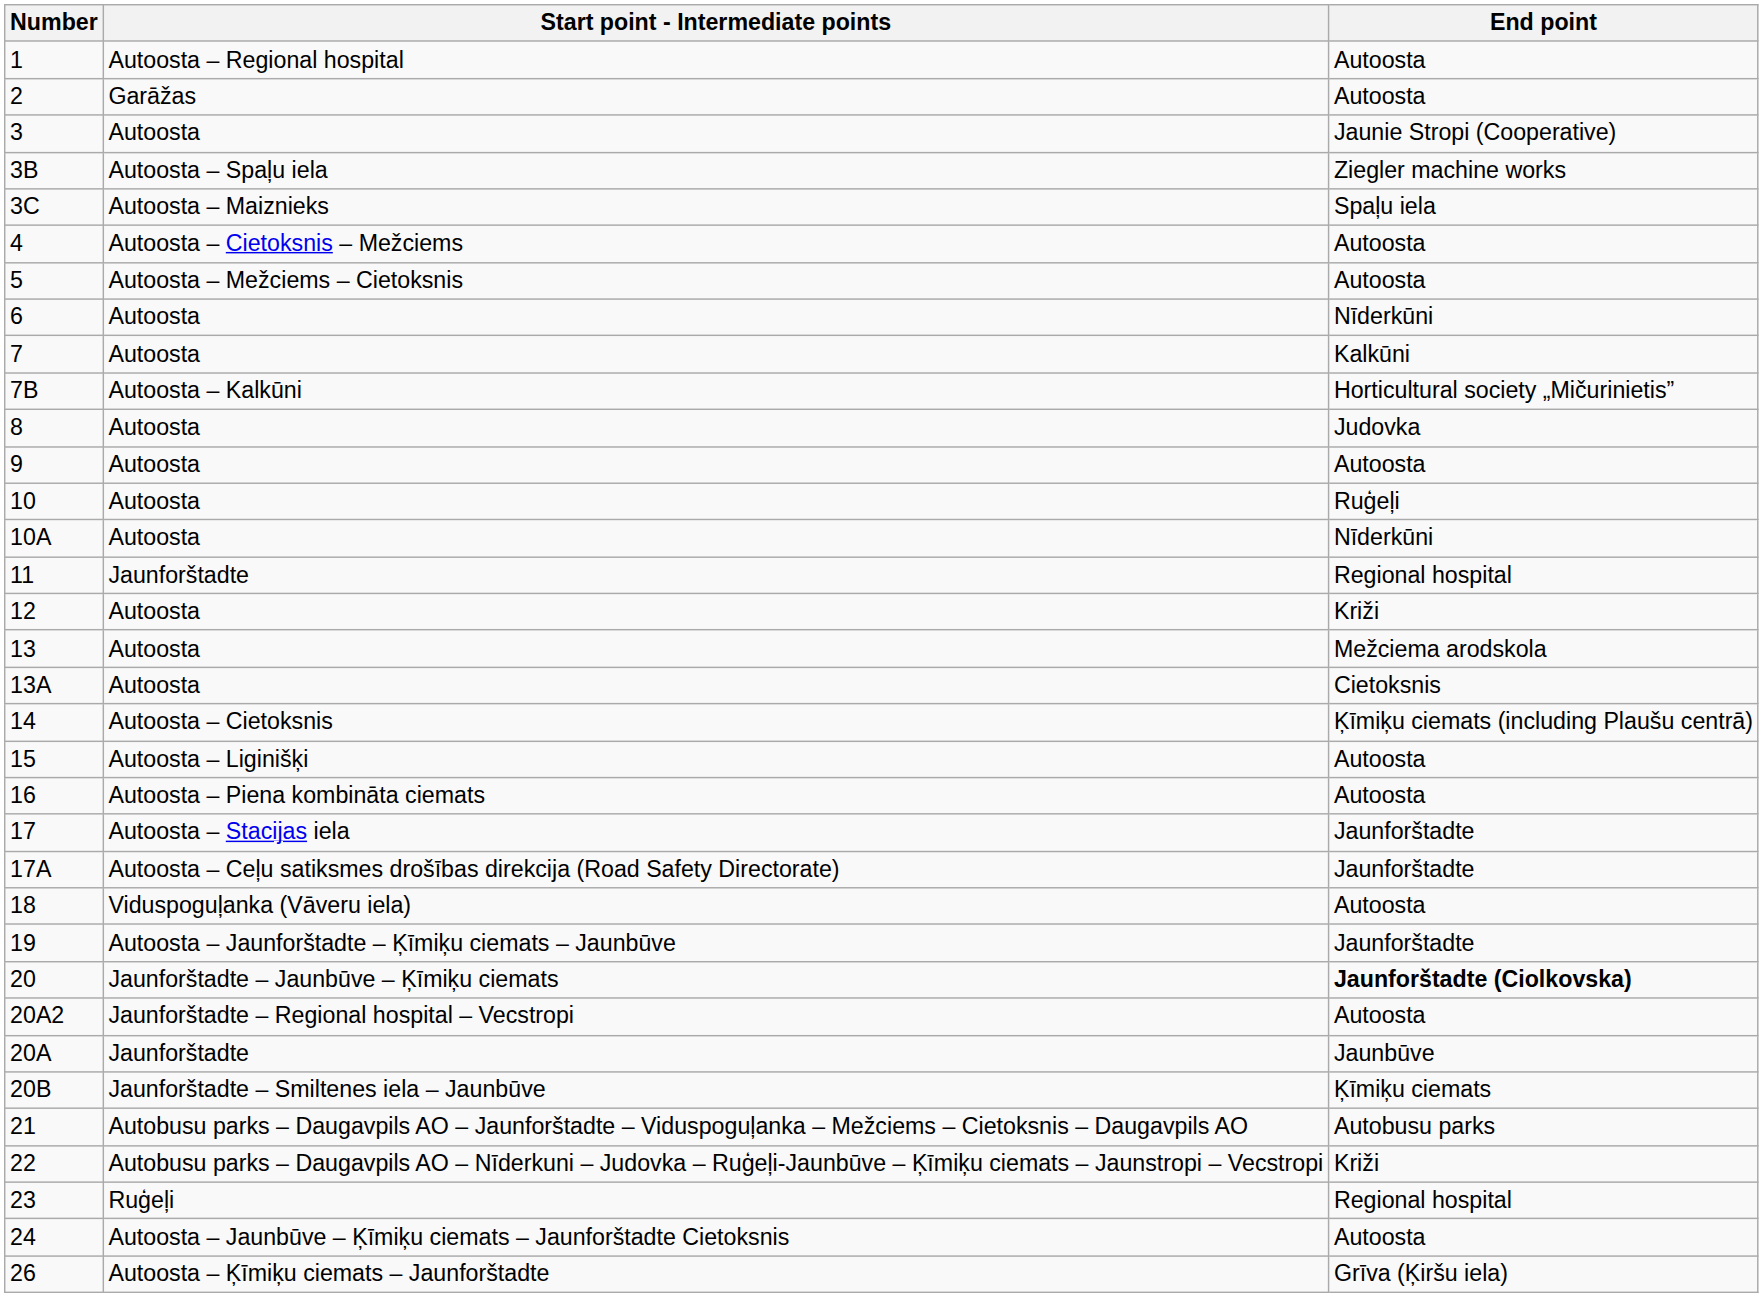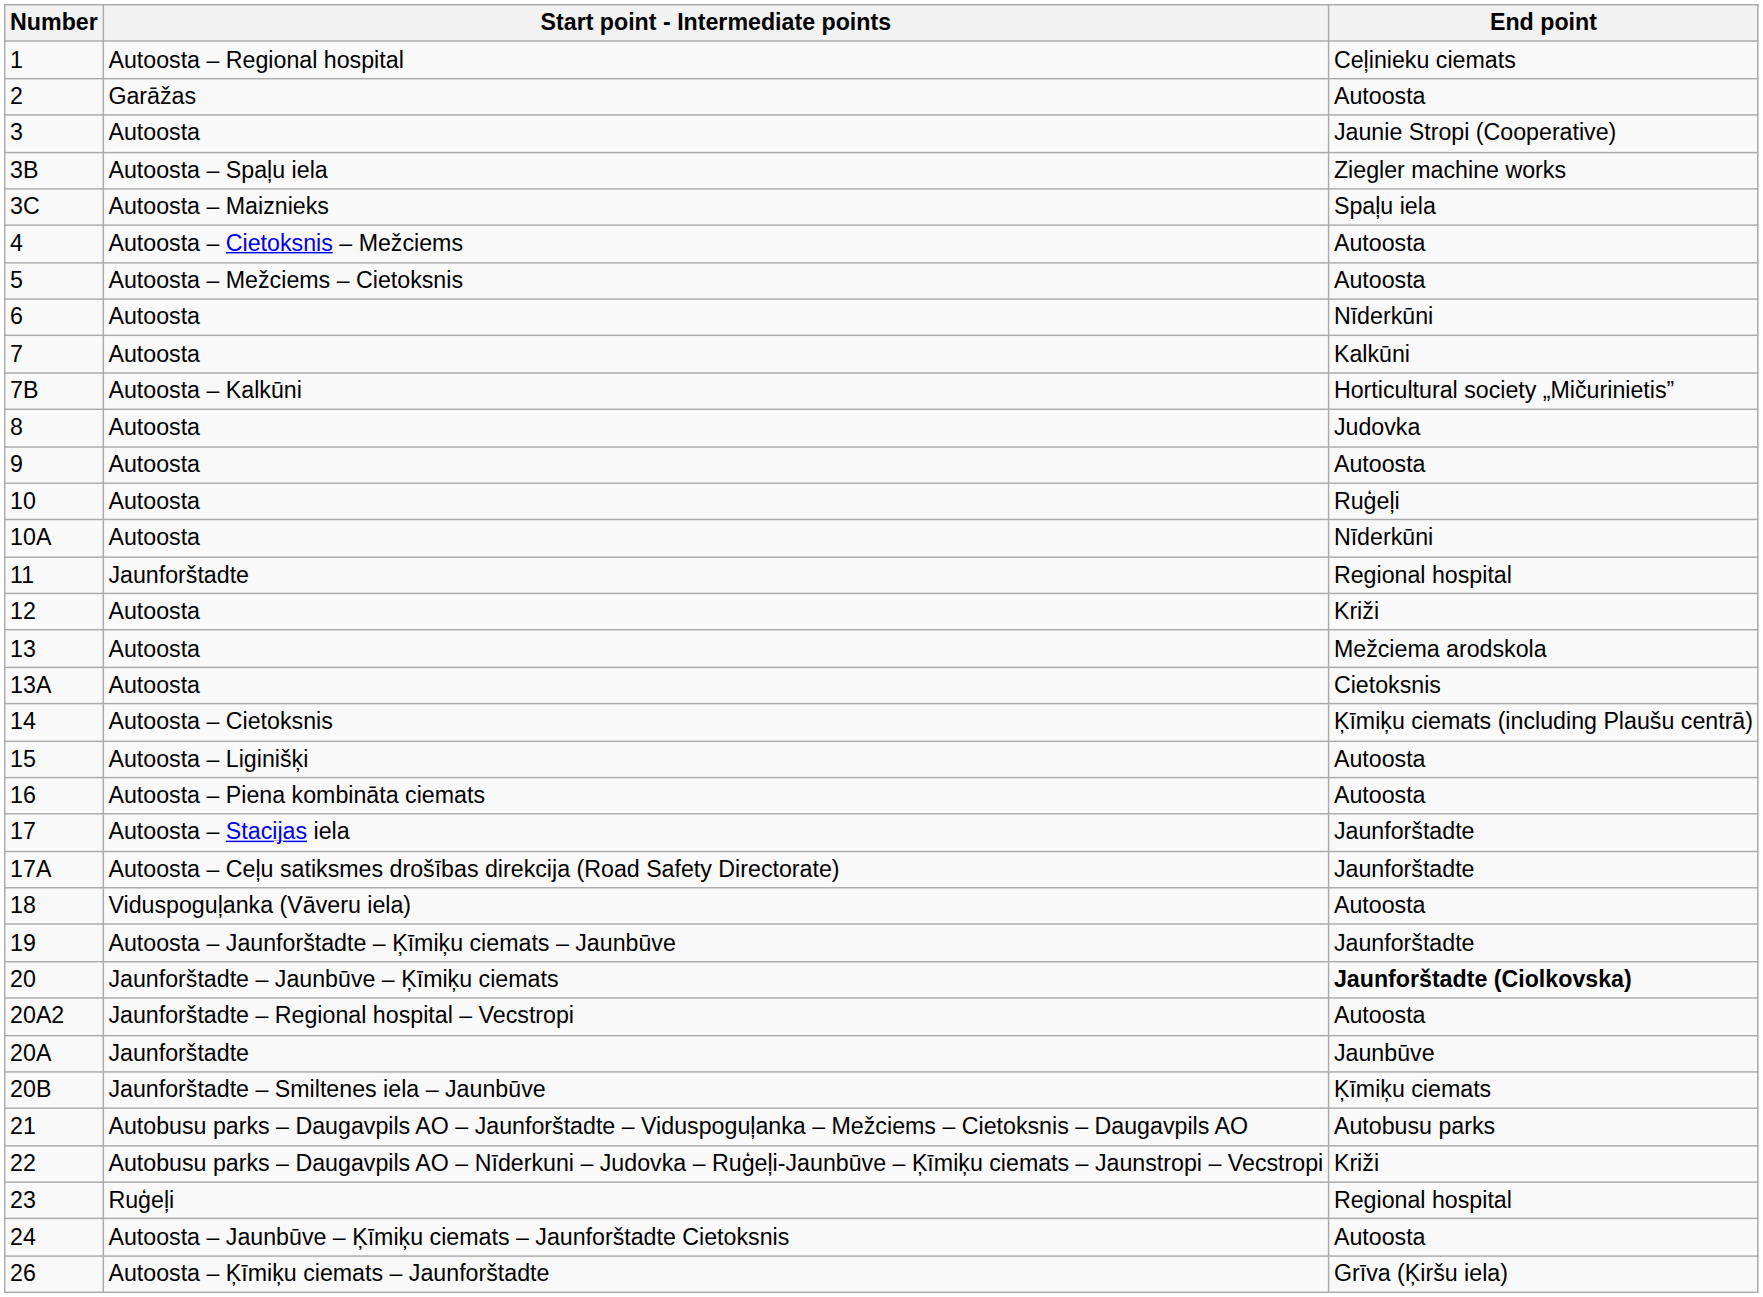(1380, 59) Autoosta -> (1425, 59) Ceļinieku ciemats
